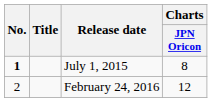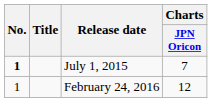(185, 66) 8 -> (185, 66) 7
(17, 87) 2 -> (17, 87) 1
